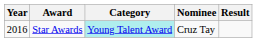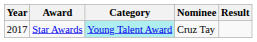(17, 29) 2016 -> (17, 29) 2017
